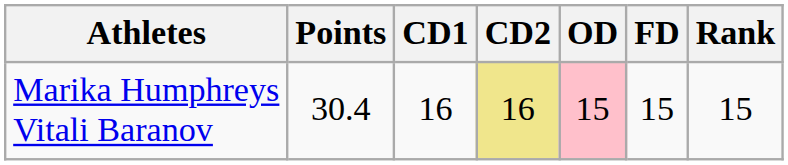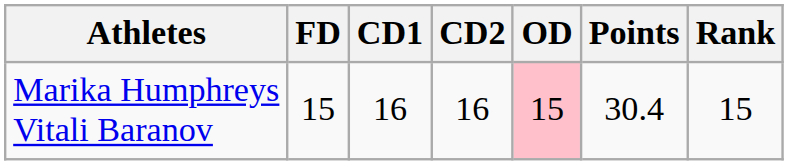columns swapped: (341, 33) <-> (657, 33)
(518, 109) khaki background -> (472, 109) no background
